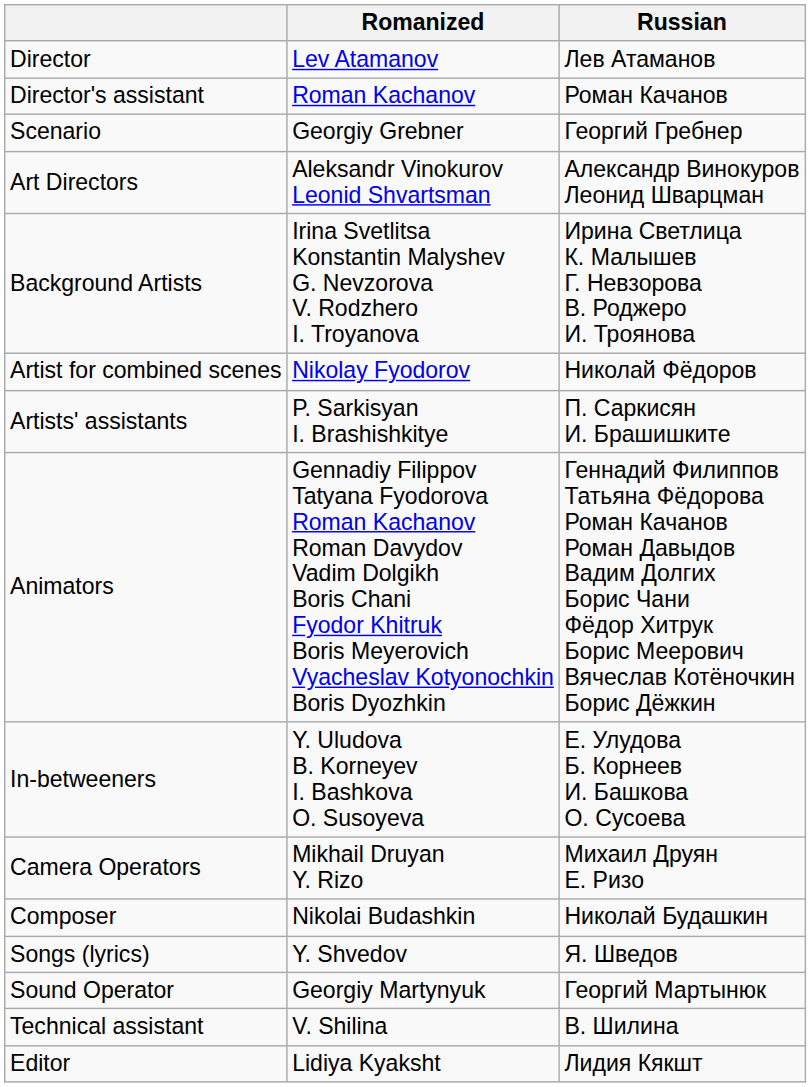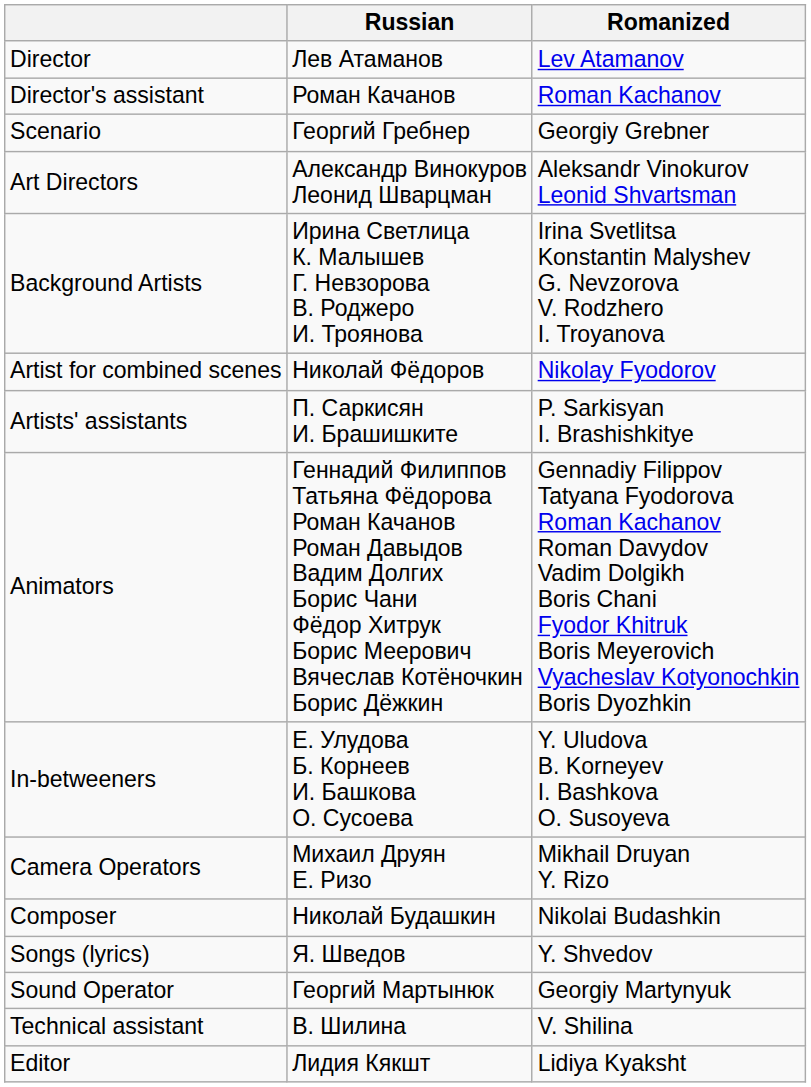columns swapped: (423, 22) <-> (682, 22)
